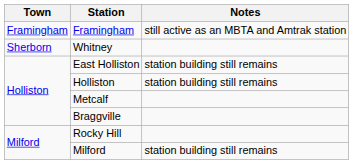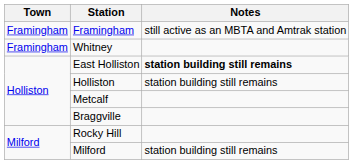(29, 47) Sherborn -> (37, 47) Framingham
(211, 64) normal -> (218, 64) bold
